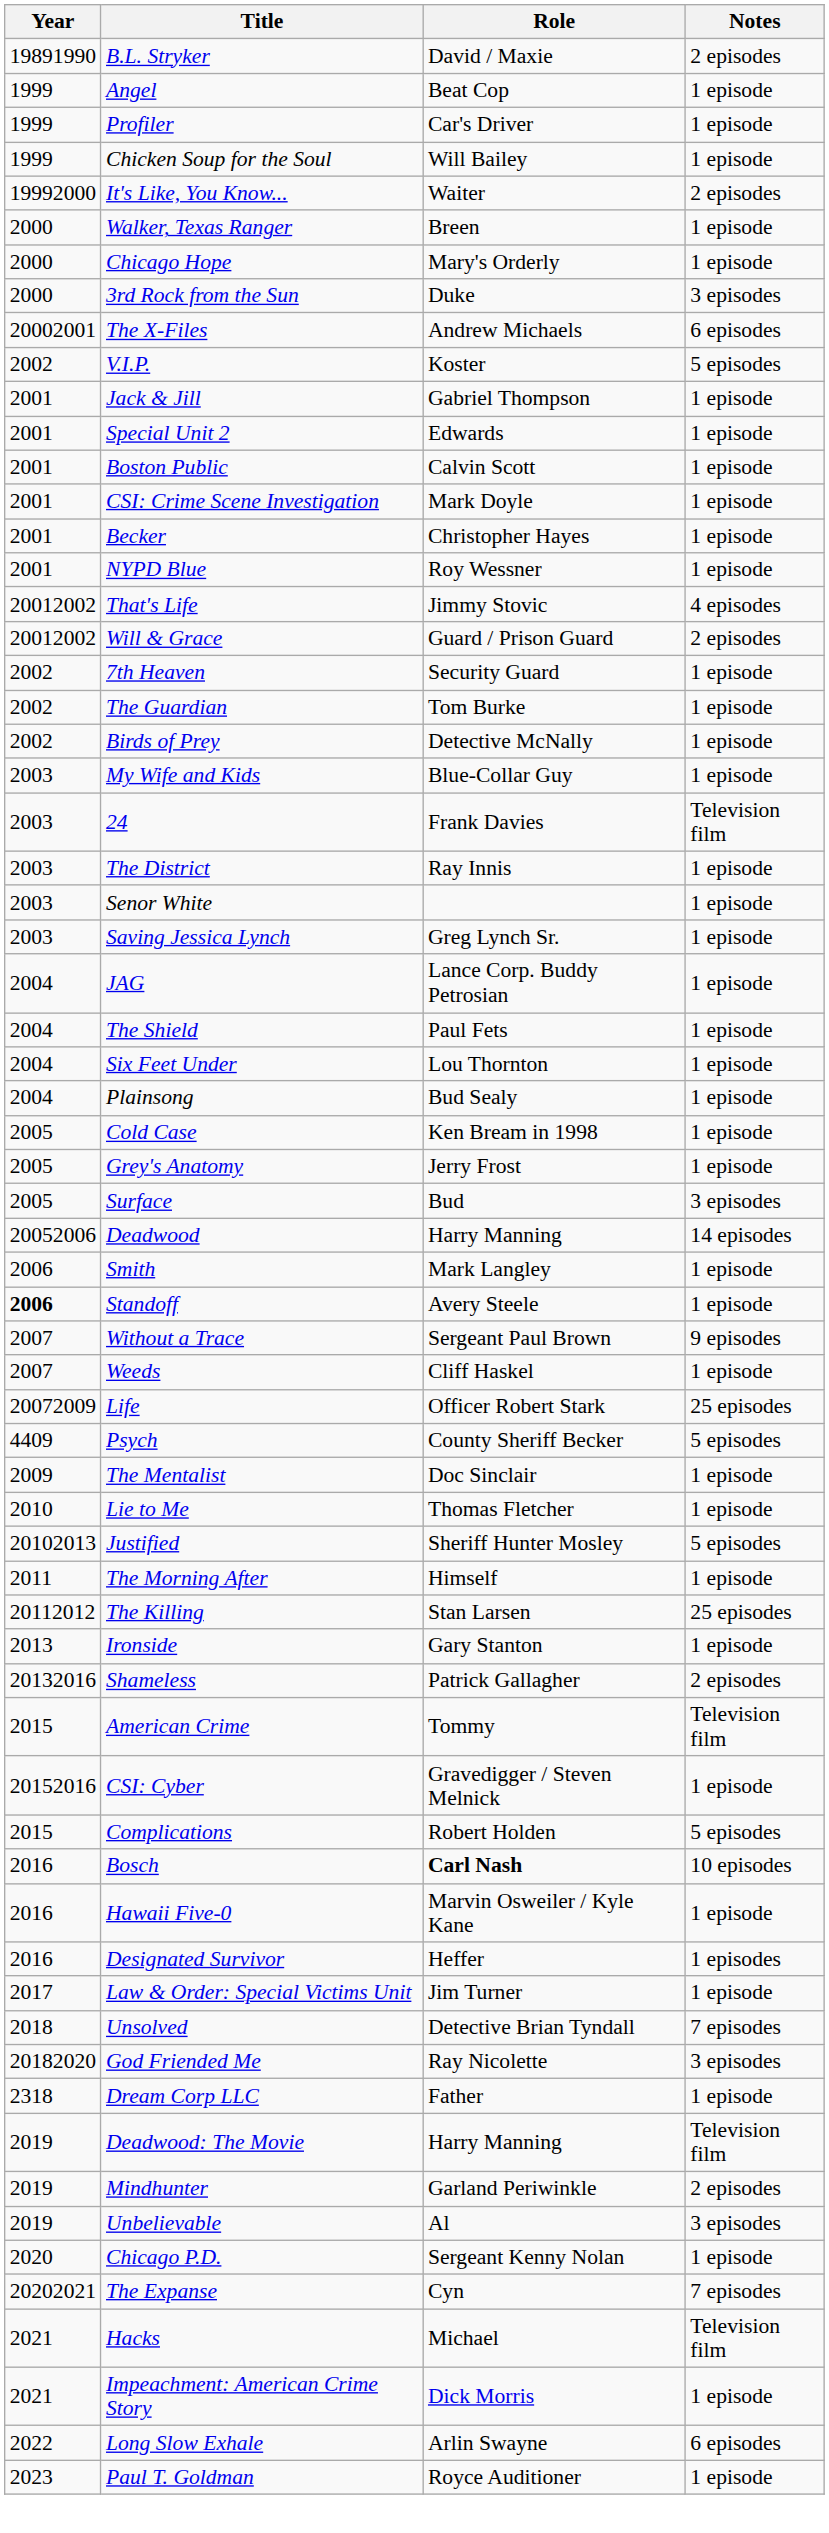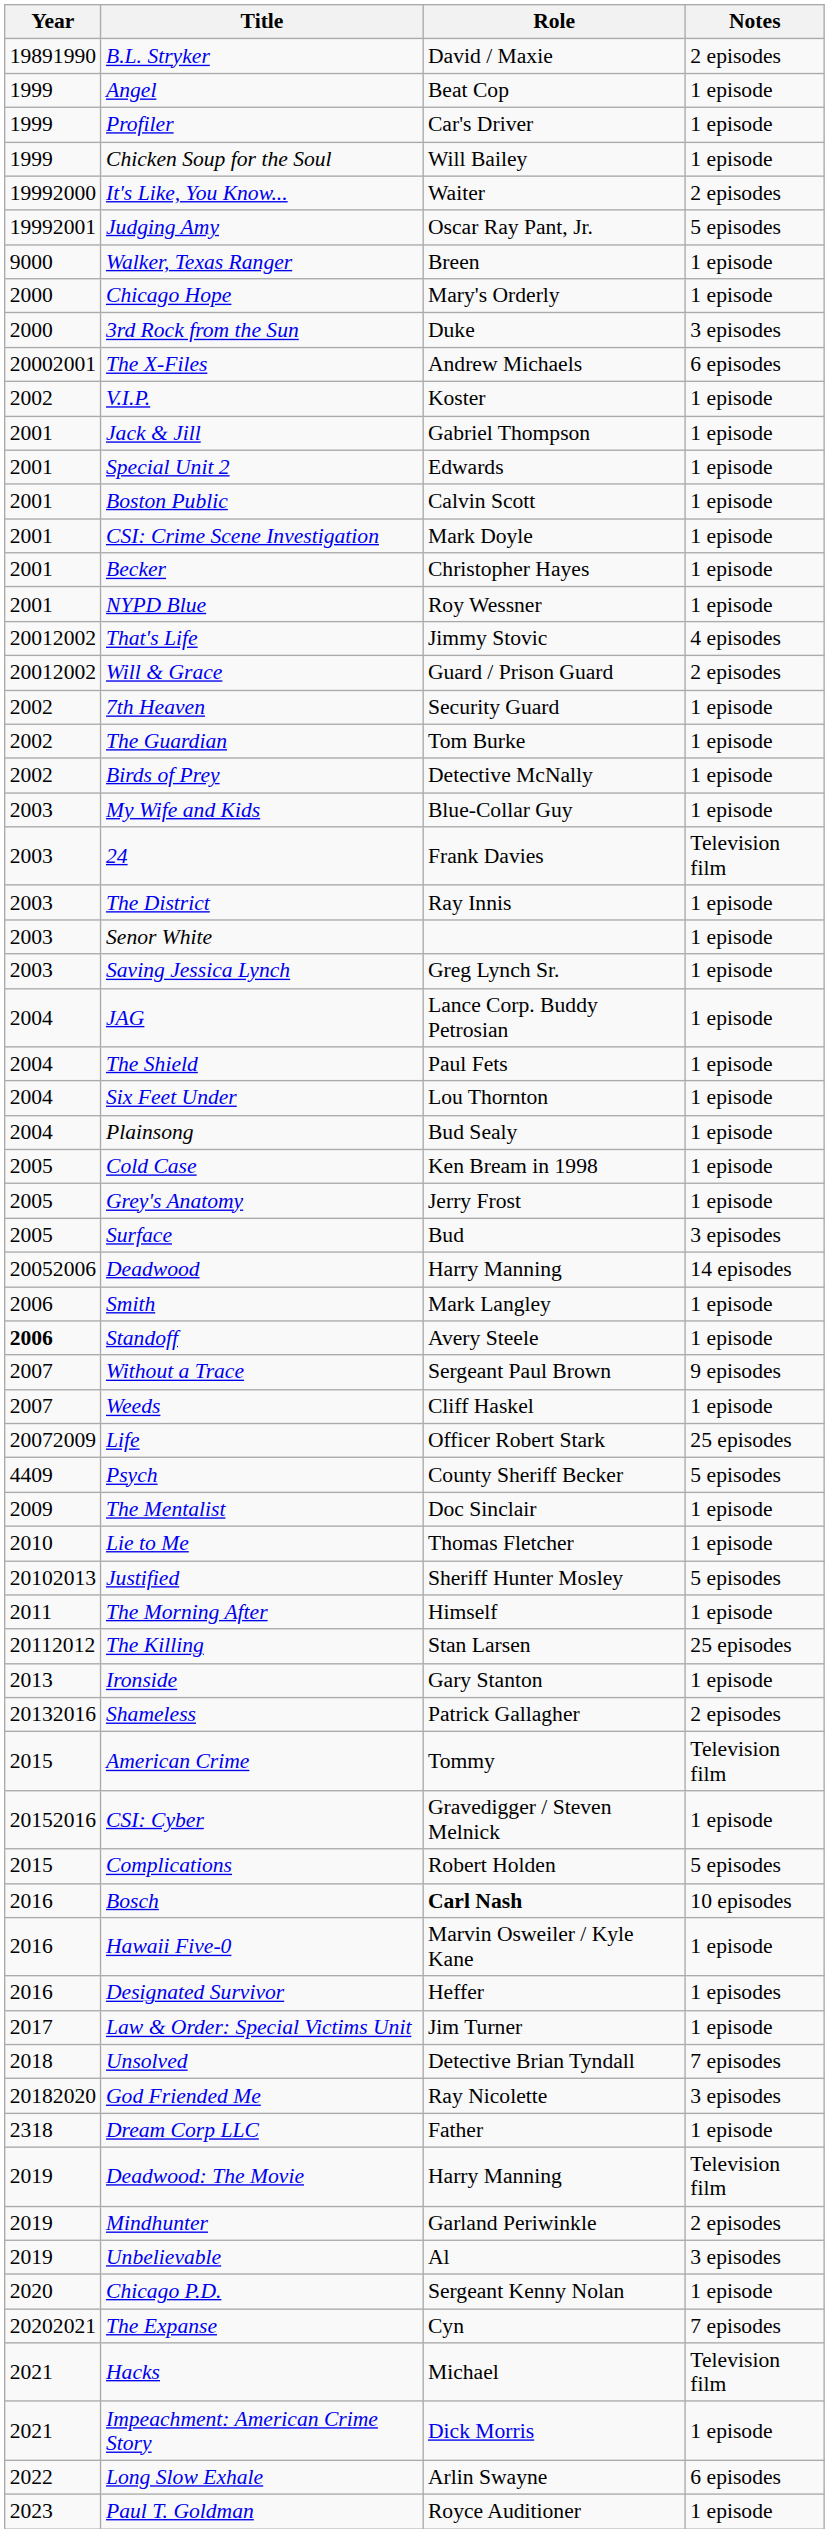+ row: (162, 227)
(31, 227) 2000 -> (31, 261) 9000
(736, 364) 5 episodes -> (731, 398) 1 episode
